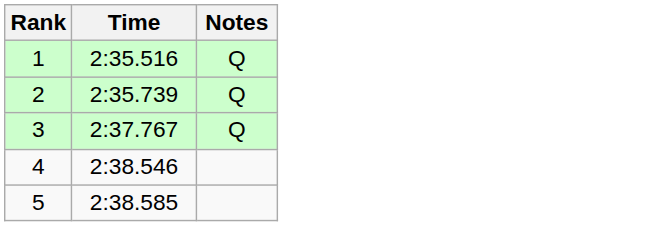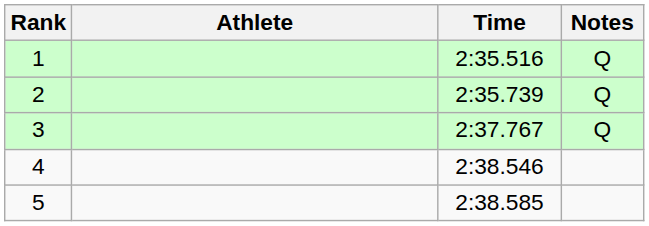+ column: (255, 22)
